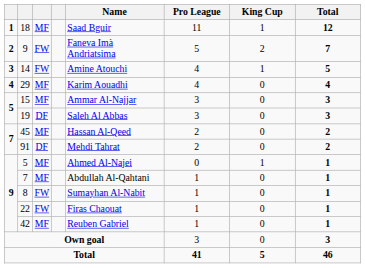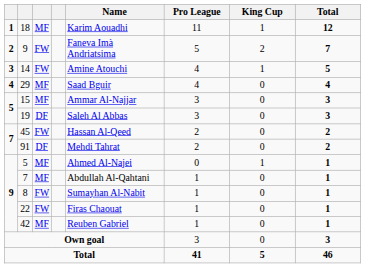(89, 27) Saad Bguir -> (97, 27) Karim Aouadhi
(97, 85) Karim Aouadhi -> (89, 85) Saad Bguir
(42, 131) MF -> (42, 131) FW
